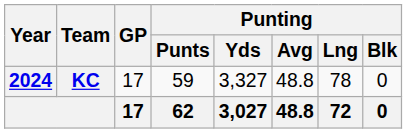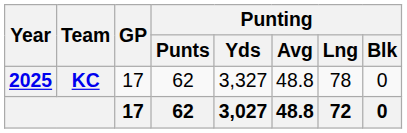(31, 81) 2024 -> (31, 81) 2025
(183, 81) 59 -> (183, 81) 62
